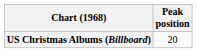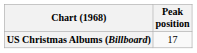(173, 39) 20 -> (173, 39) 17
